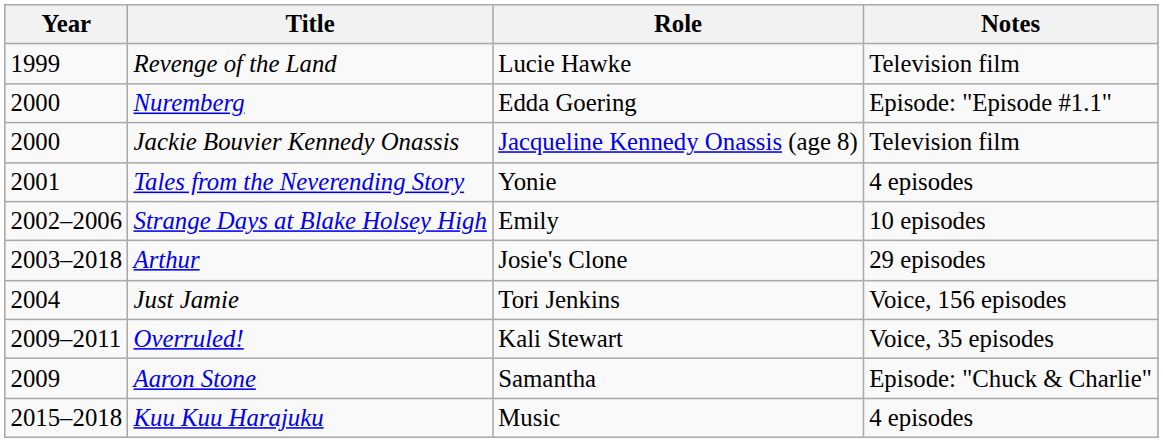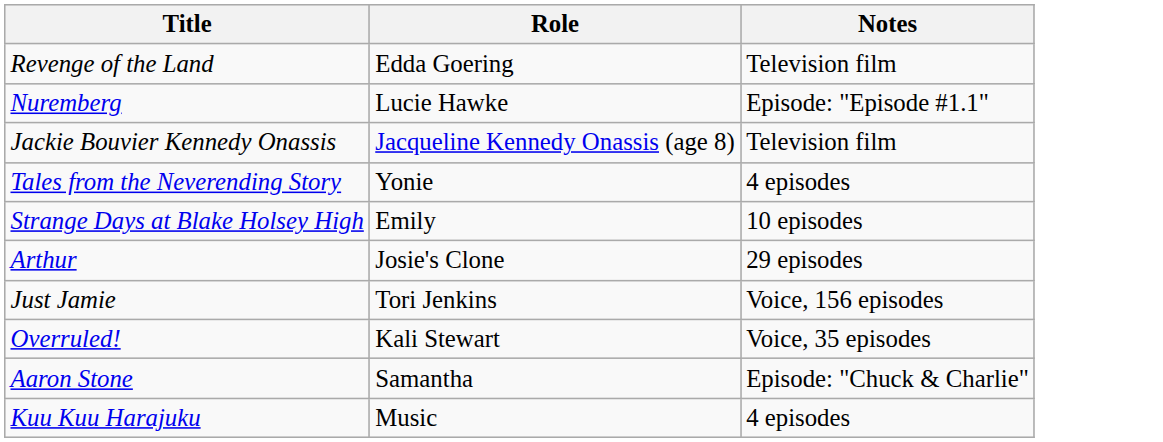- column: (66, 24)
(565, 63) Lucie Hawke -> (444, 63) Edda Goering
(567, 102) Edda Goering -> (442, 102) Lucie Hawke
